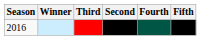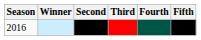columns swapped: (120, 12) <-> (88, 12)
